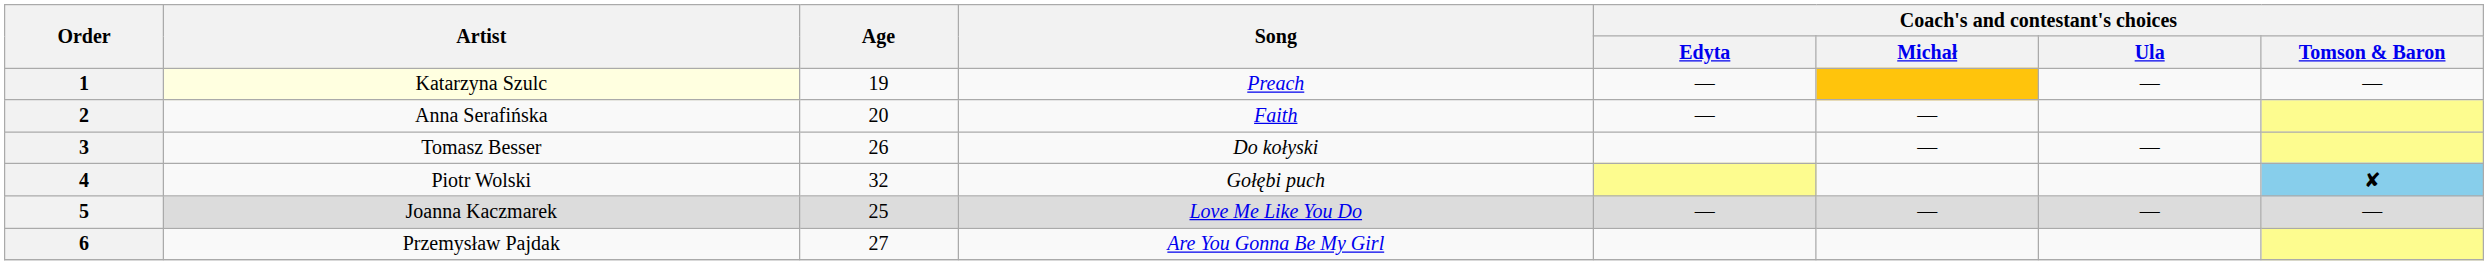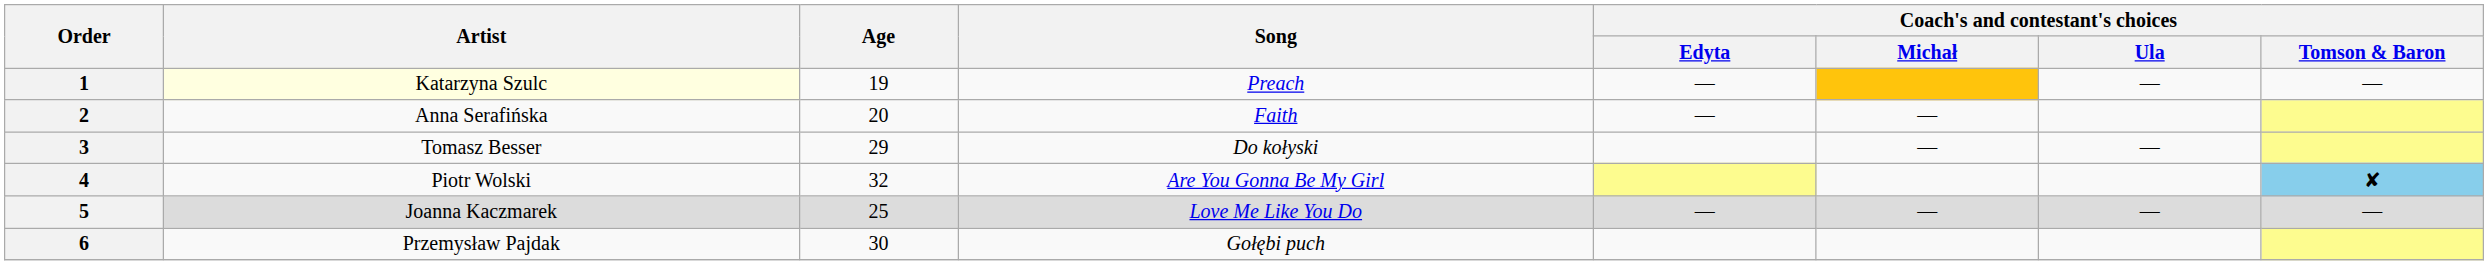(879, 147) 26 -> (879, 147) 29
(1276, 179) Gołębi puch -> (1276, 179) Are You Gonna Be My Girl
(879, 243) 27 -> (879, 243) 30
(1276, 243) Are You Gonna Be My Girl -> (1276, 243) Gołębi puch
